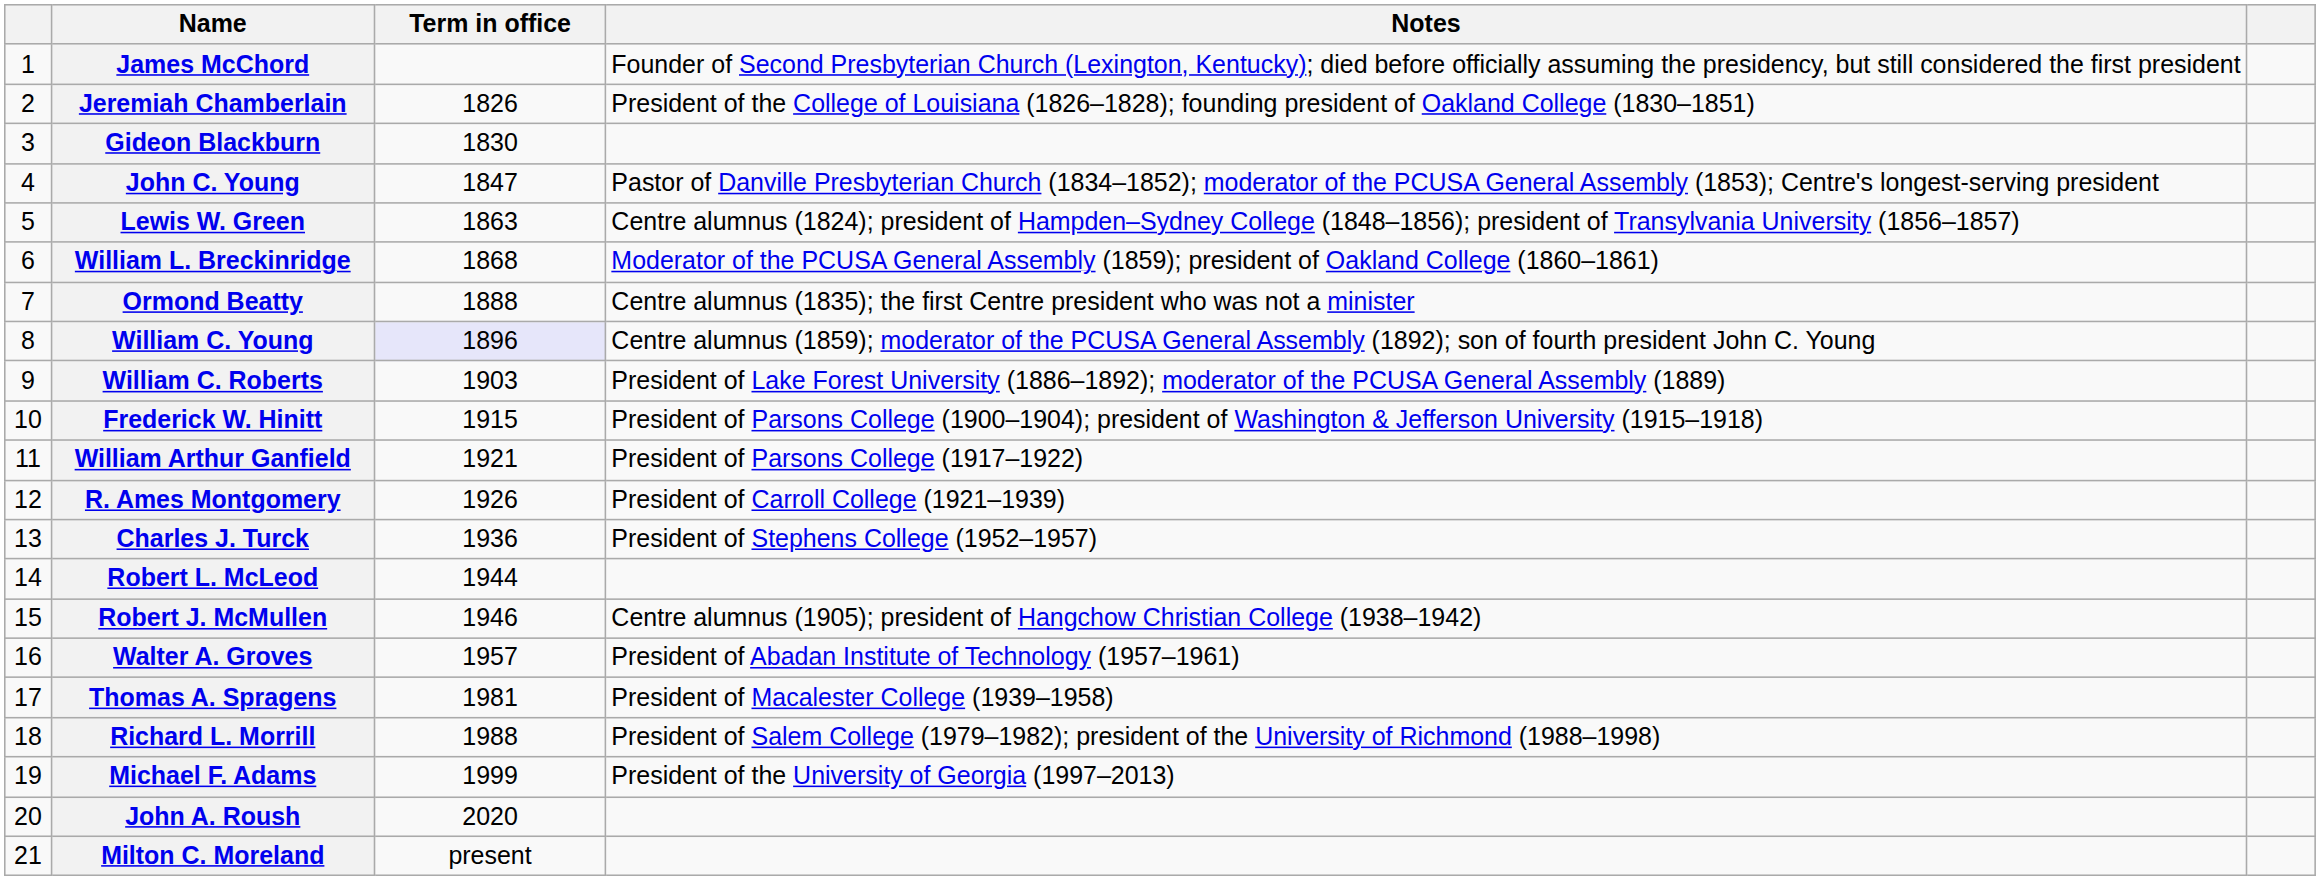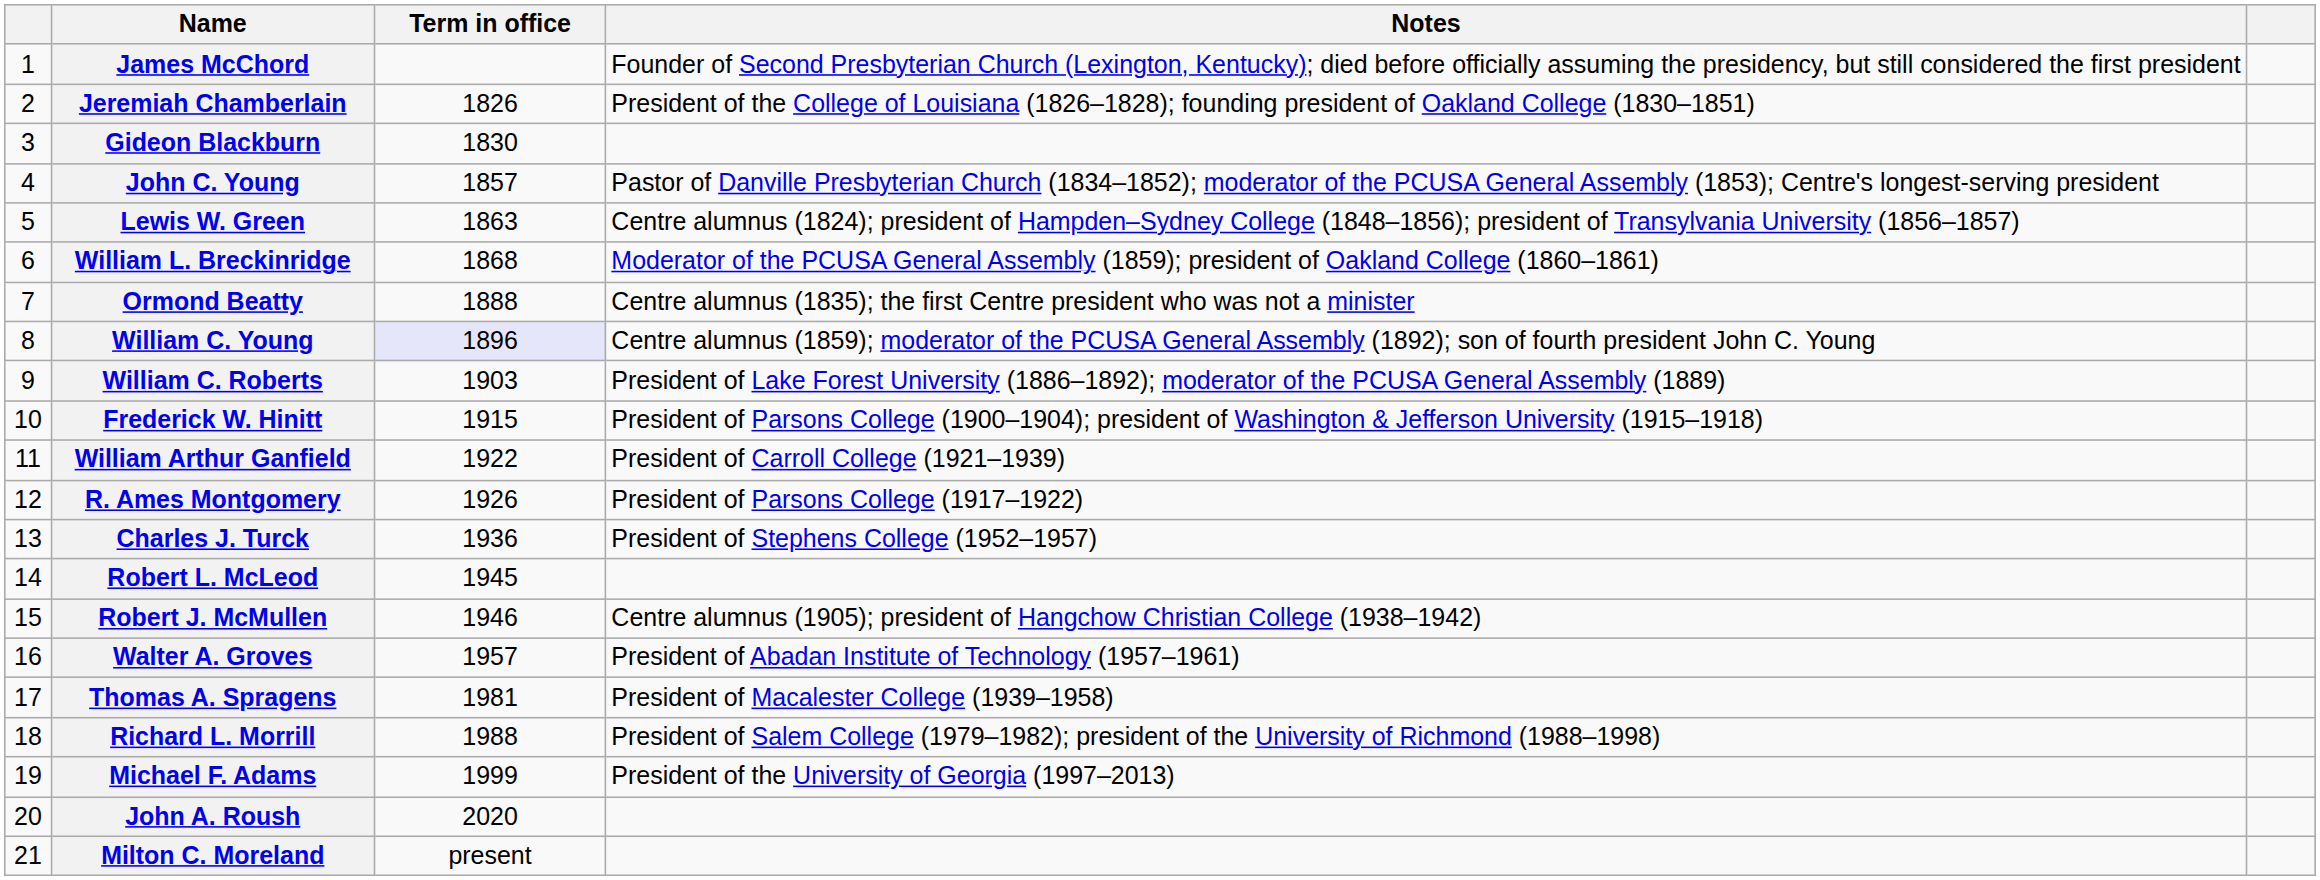(490, 182) 1847 -> (490, 182) 1857
(490, 459) 1921 -> (490, 459) 1922
(847, 459) President of Parsons College (1917–1922) -> (838, 459) President of Carroll College (1921–1939)
(838, 499) President of Carroll College (1921–1939) -> (847, 499) President of Parsons College (1917–1922)
(490, 578) 1944 -> (490, 578) 1945
